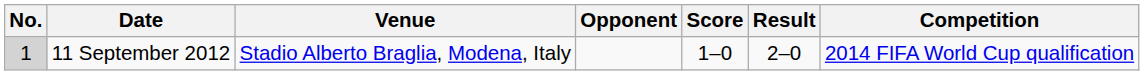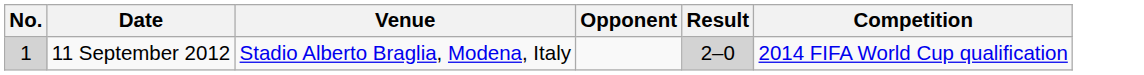- column: (715, 20)
(784, 53) no background -> (718, 53) lightgrey background
